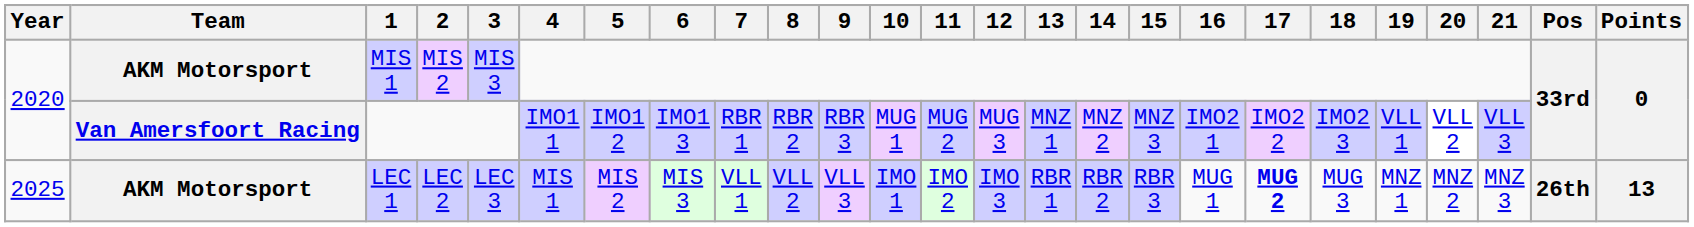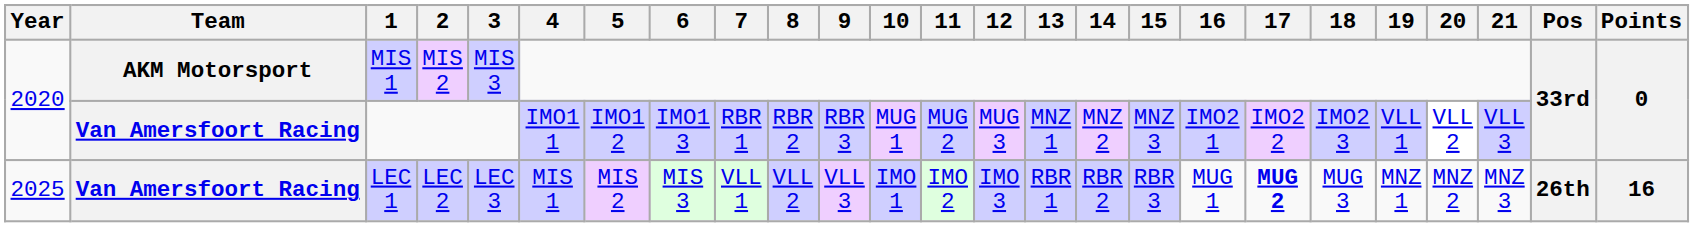(218, 191) AKM Motorsport -> (218, 191) Van Amersfoort Racing
(1641, 191) 13 -> (1641, 191) 16
